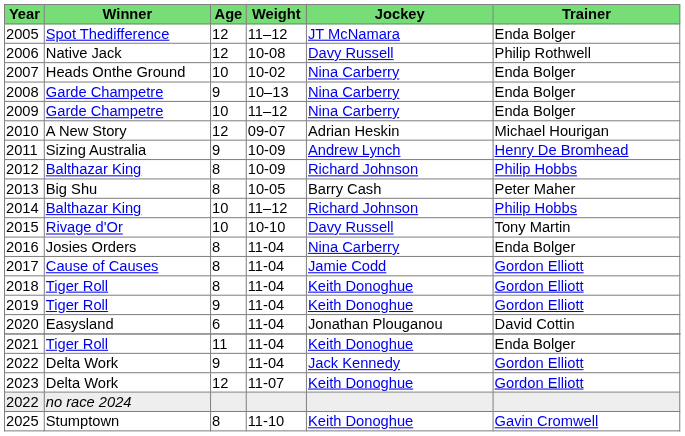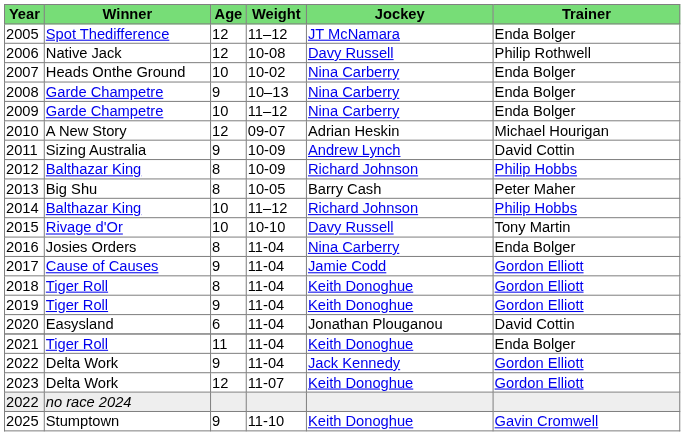(562, 150) Henry De Bromhead -> (535, 150) David Cottin
(216, 266) 8 -> (216, 266) 9
(216, 421) 8 -> (216, 421) 9
